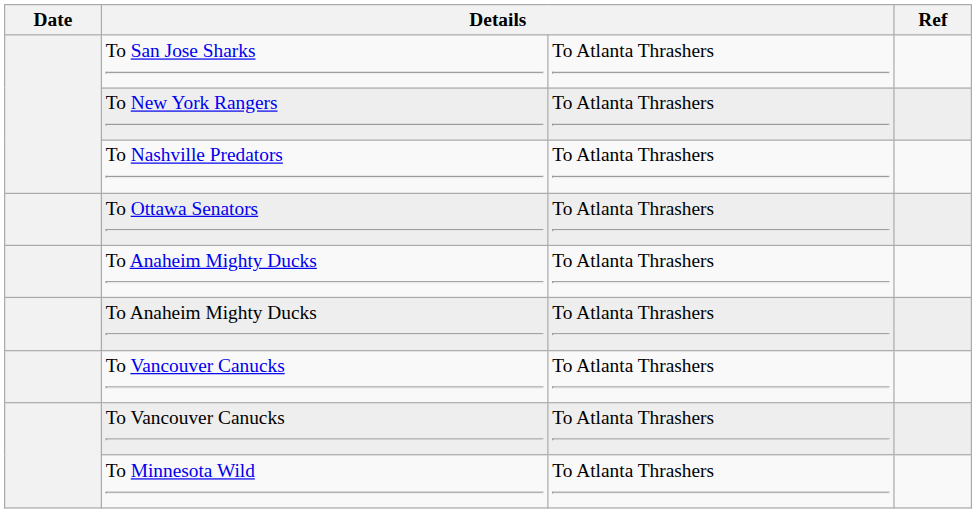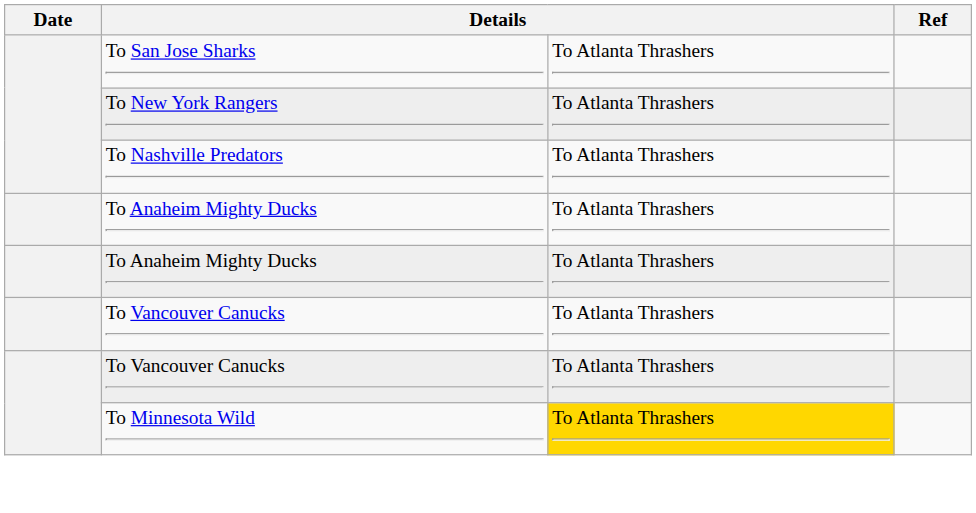- row: (53, 219)
(721, 477) no background -> (721, 424) gold background
